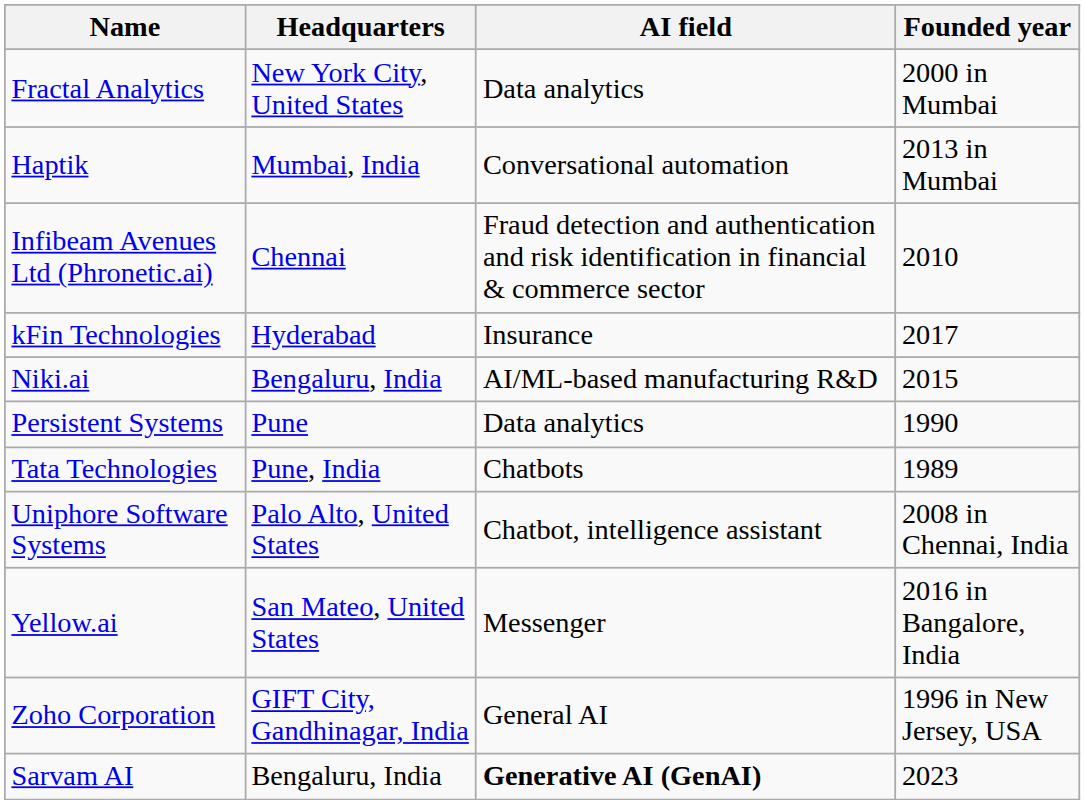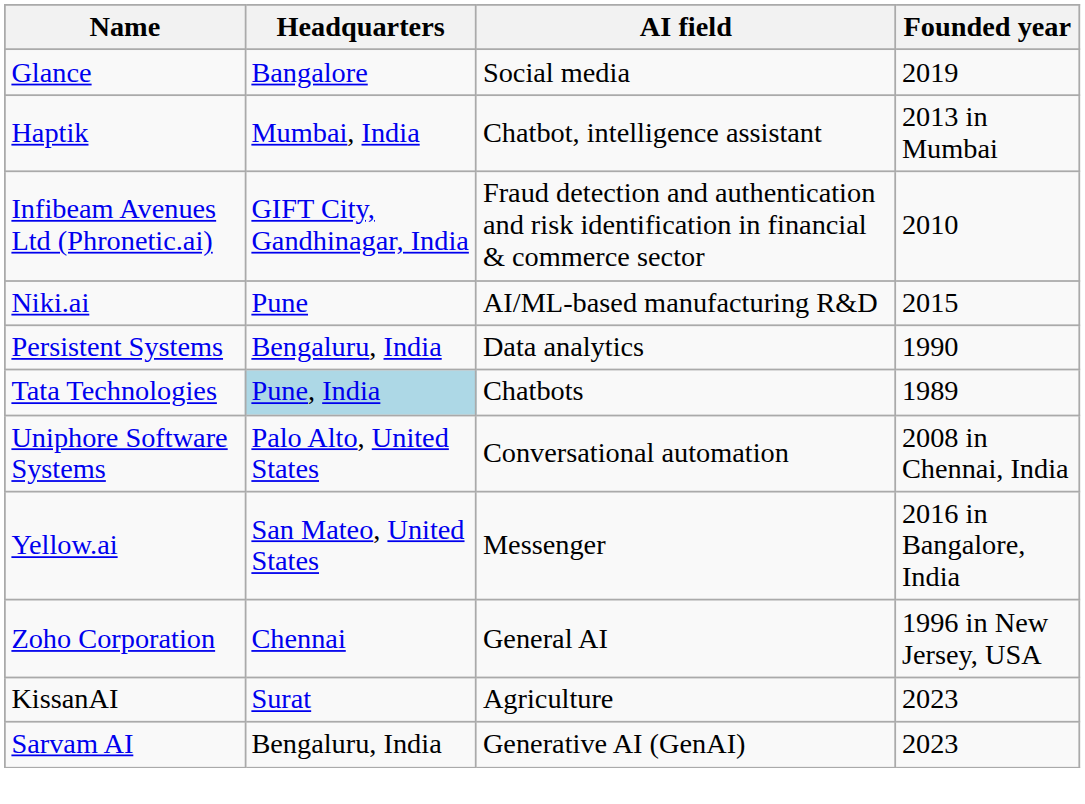- row: (108, 87)
+ row: (52, 71)
(636, 164) Conversational automation -> (652, 132) Chatbot, intelligence assistant
(299, 257) Chennai -> (360, 225) GIFT City, Gandhinagar, India
- row: (116, 334)
(347, 378) Bengaluru, India -> (280, 302) Pune
(280, 423) Pune -> (347, 347) Bengaluru, India
(316, 468) no background -> (316, 392) lightblue background
(652, 529) Chatbot, intelligence assistant -> (636, 452) Conversational automation
(360, 715) GIFT City, Gandhinagar, India -> (299, 638) Chennai
+ row: (65, 699)
(622, 775) bold -> (614, 744) normal
